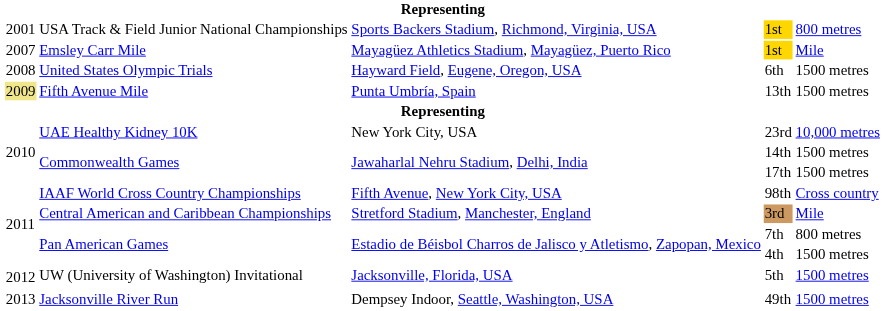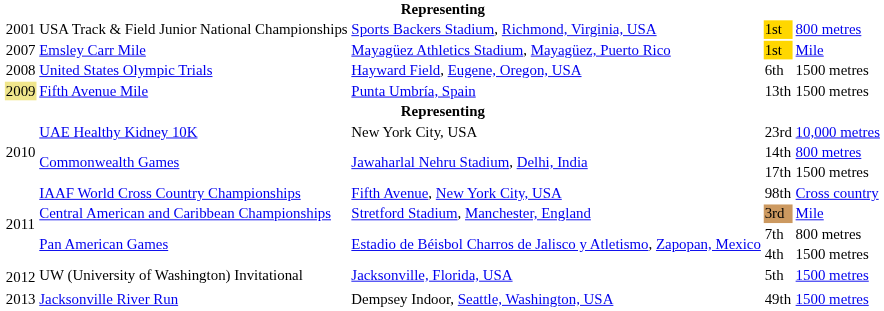(832, 152) 1500 metres -> (828, 152) 800 metres
